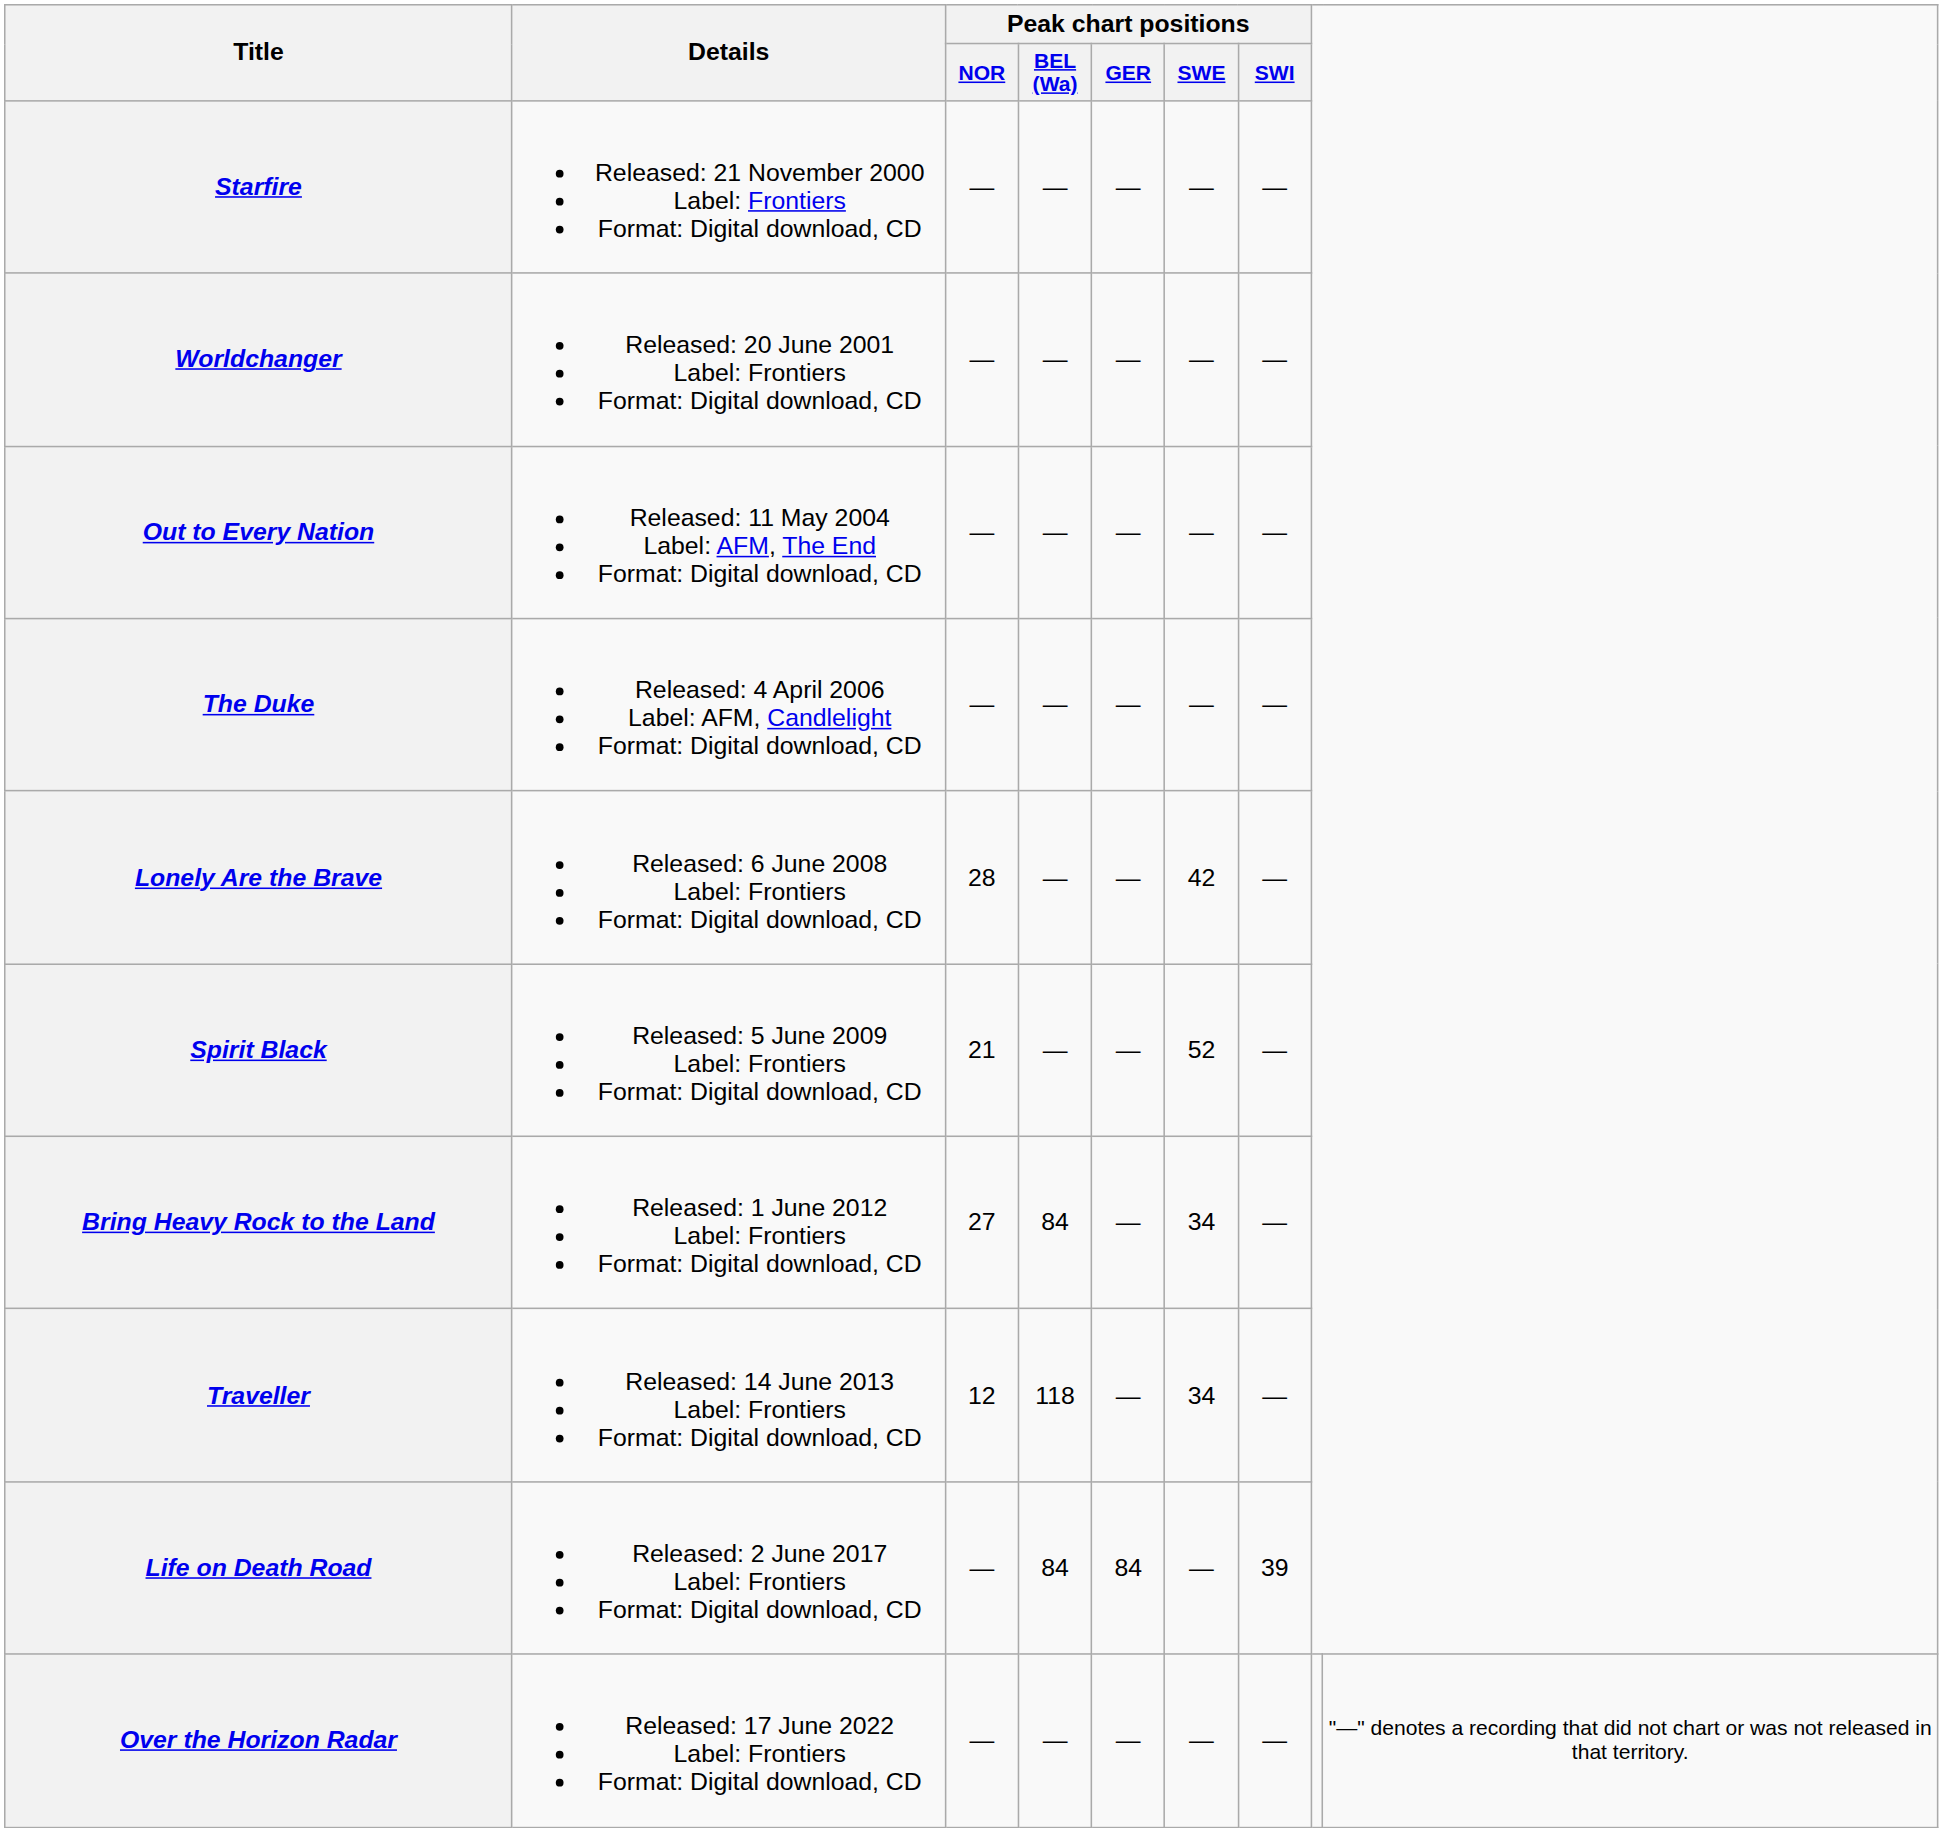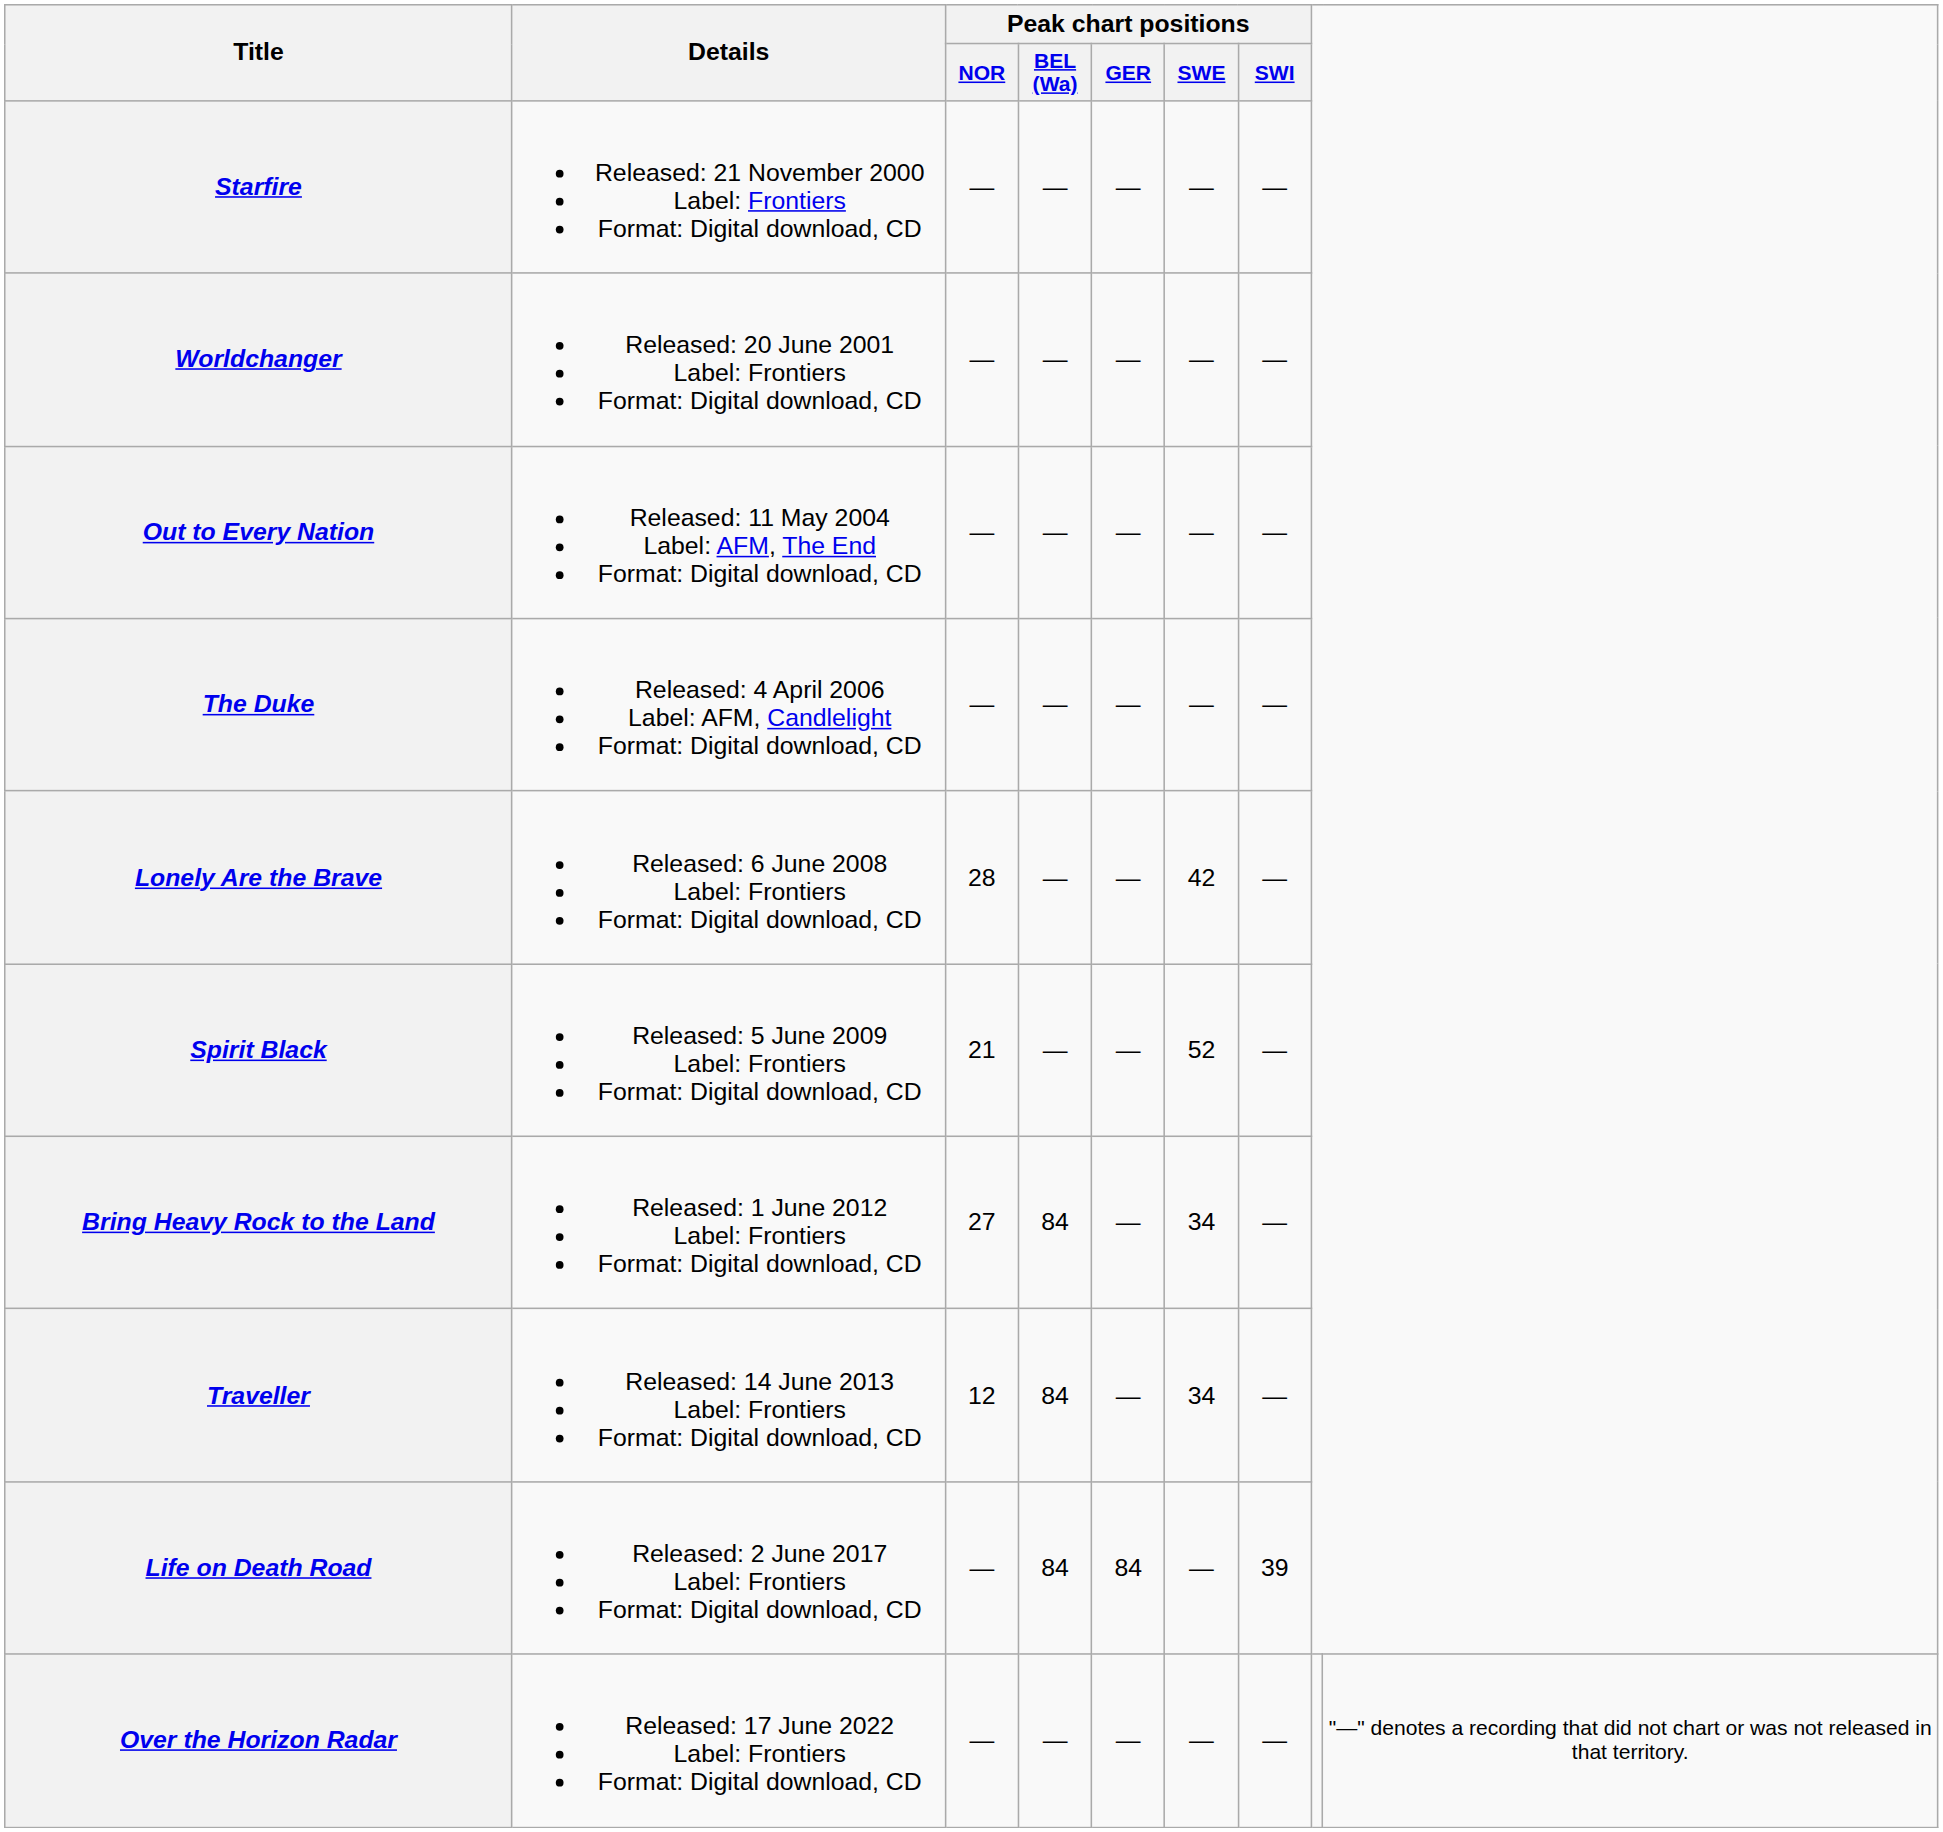(1055, 1395) 118 -> (1055, 1395) 84
